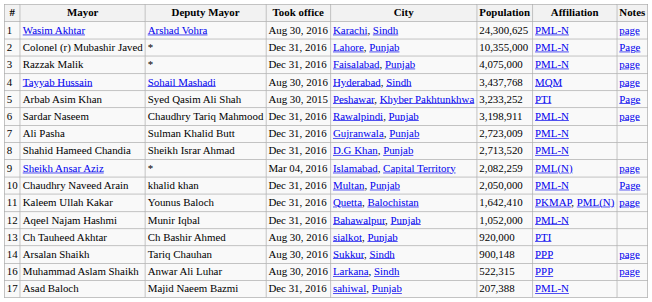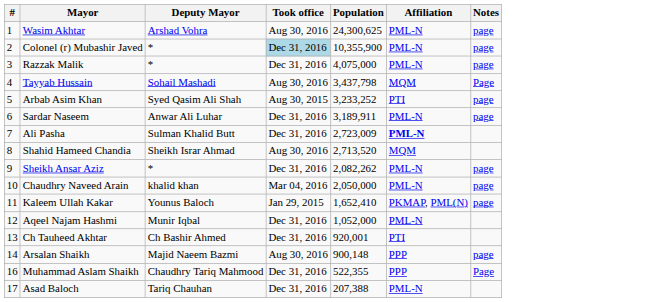- column: (404, 13)
(298, 47) no background -> (298, 47) lightblue background
(504, 47) 10,355,000 -> (357, 47) 10,355,900
(630, 47) Page -> (483, 47) page
(501, 82) 3,437,768 -> (355, 82) 3,437,798
(630, 82) page -> (484, 82) Page
(630, 99) Page -> (483, 99) page
(206, 116) Chaudhry Tariq Mahmood -> (185, 116) Anwar Ali Luhar
(501, 116) 3,198,911 -> (355, 116) 3,189,911
(552, 133) normal -> (407, 133) bold
(298, 151) Dec 31, 2016 -> (298, 151) Aug 30, 2016
(552, 151) PML-N -> (402, 151) MQM
(298, 168) Mar 04, 2016 -> (298, 168) Dec 31, 2016
(501, 168) 2,082,259 -> (355, 168) 2,082,262
(554, 168) PML(N) -> (406, 168) PML-N
(298, 185) Dec 31, 2016 -> (298, 185) Mar 04, 2016
(630, 185) Page -> (483, 185) page
(298, 202) Dec 31, 2016 -> (296, 202) Jan 29, 2015
(501, 202) 1,642,410 -> (355, 202) 1,652,410
(298, 237) Aug 30, 2016 -> (298, 237) Dec 31, 2016
(497, 237) 920,000 -> (351, 237) 920,001
(180, 254) Tariq Chauhan -> (193, 254) Majid Naeem Bazmi
(185, 271) Anwar Ali Luhar -> (206, 271) Chaudhry Tariq Mahmood
(298, 271) Aug 30, 2016 -> (298, 271) Dec 31, 2016
(497, 271) 522,315 -> (351, 271) 522,355
(630, 271) page -> (484, 271) Page
(193, 289) Majid Naeem Bazmi -> (180, 289) Tariq Chauhan
